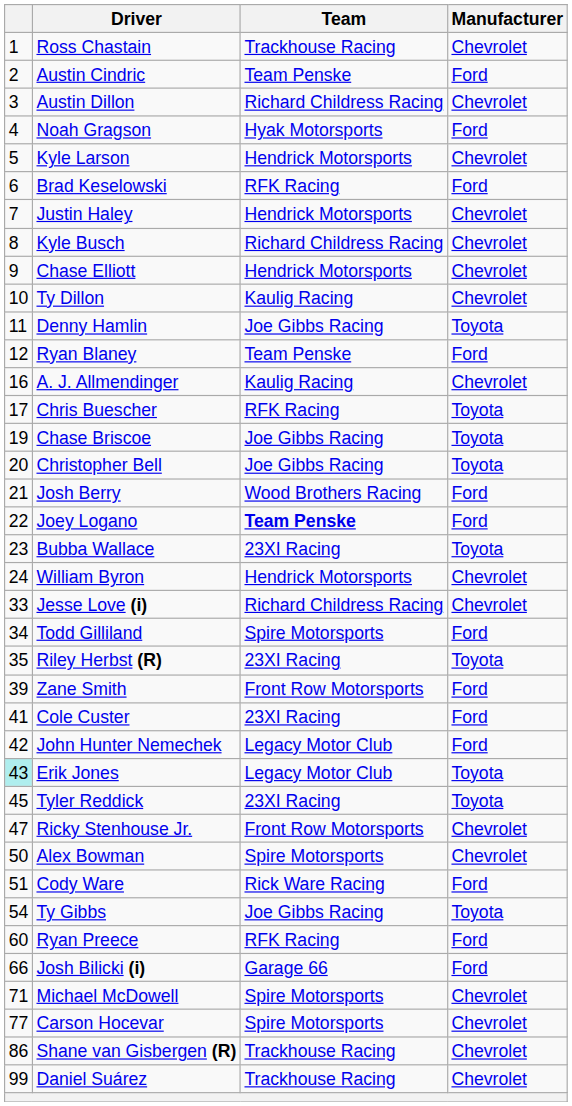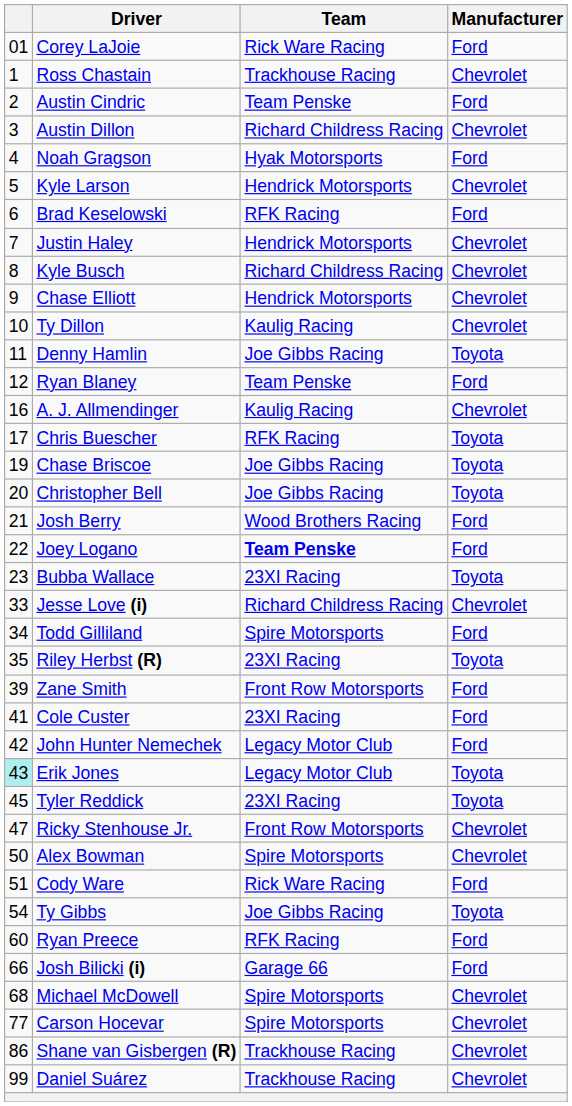+ row: (88, 47)
- row: (90, 577)
(18, 996) 71 -> (18, 996) 68
